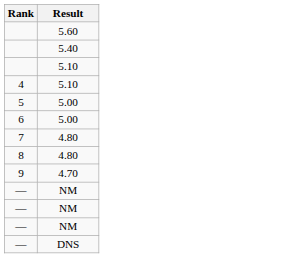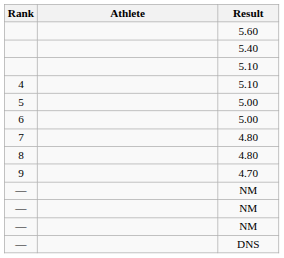+ column: (128, 13)
